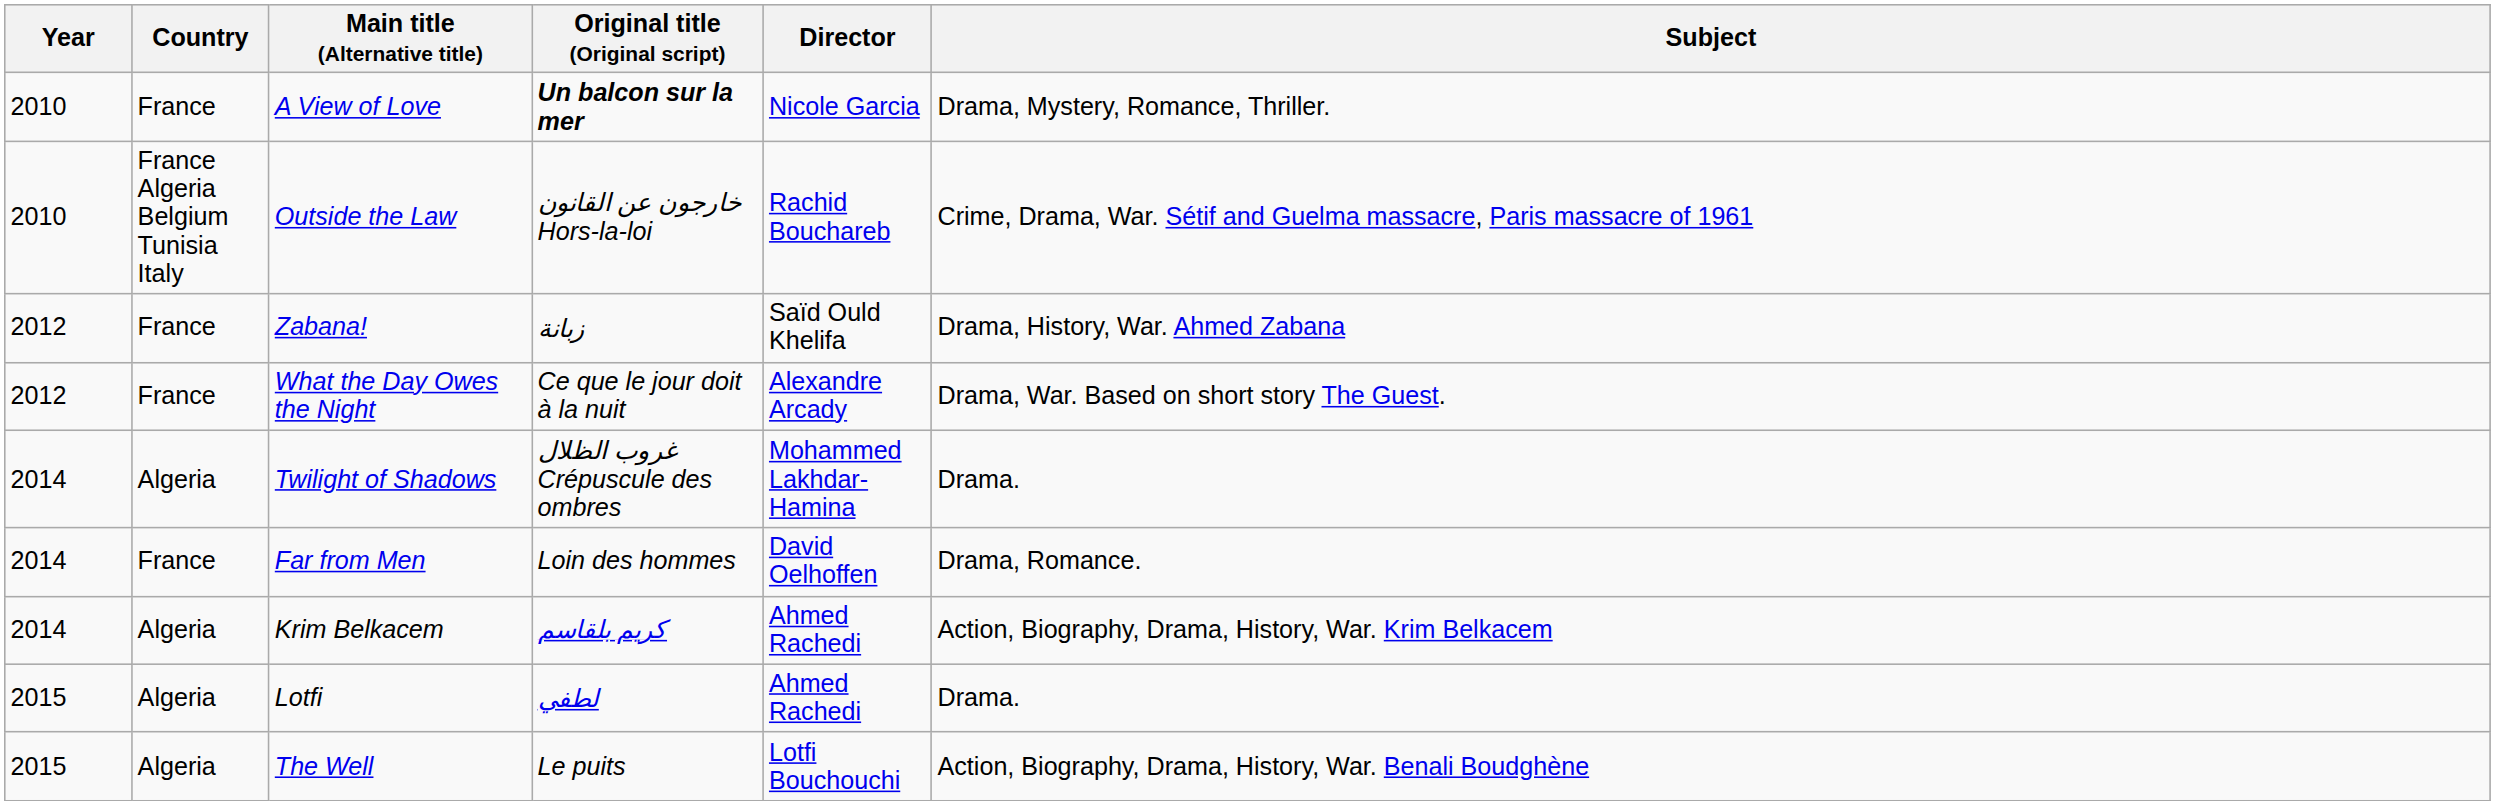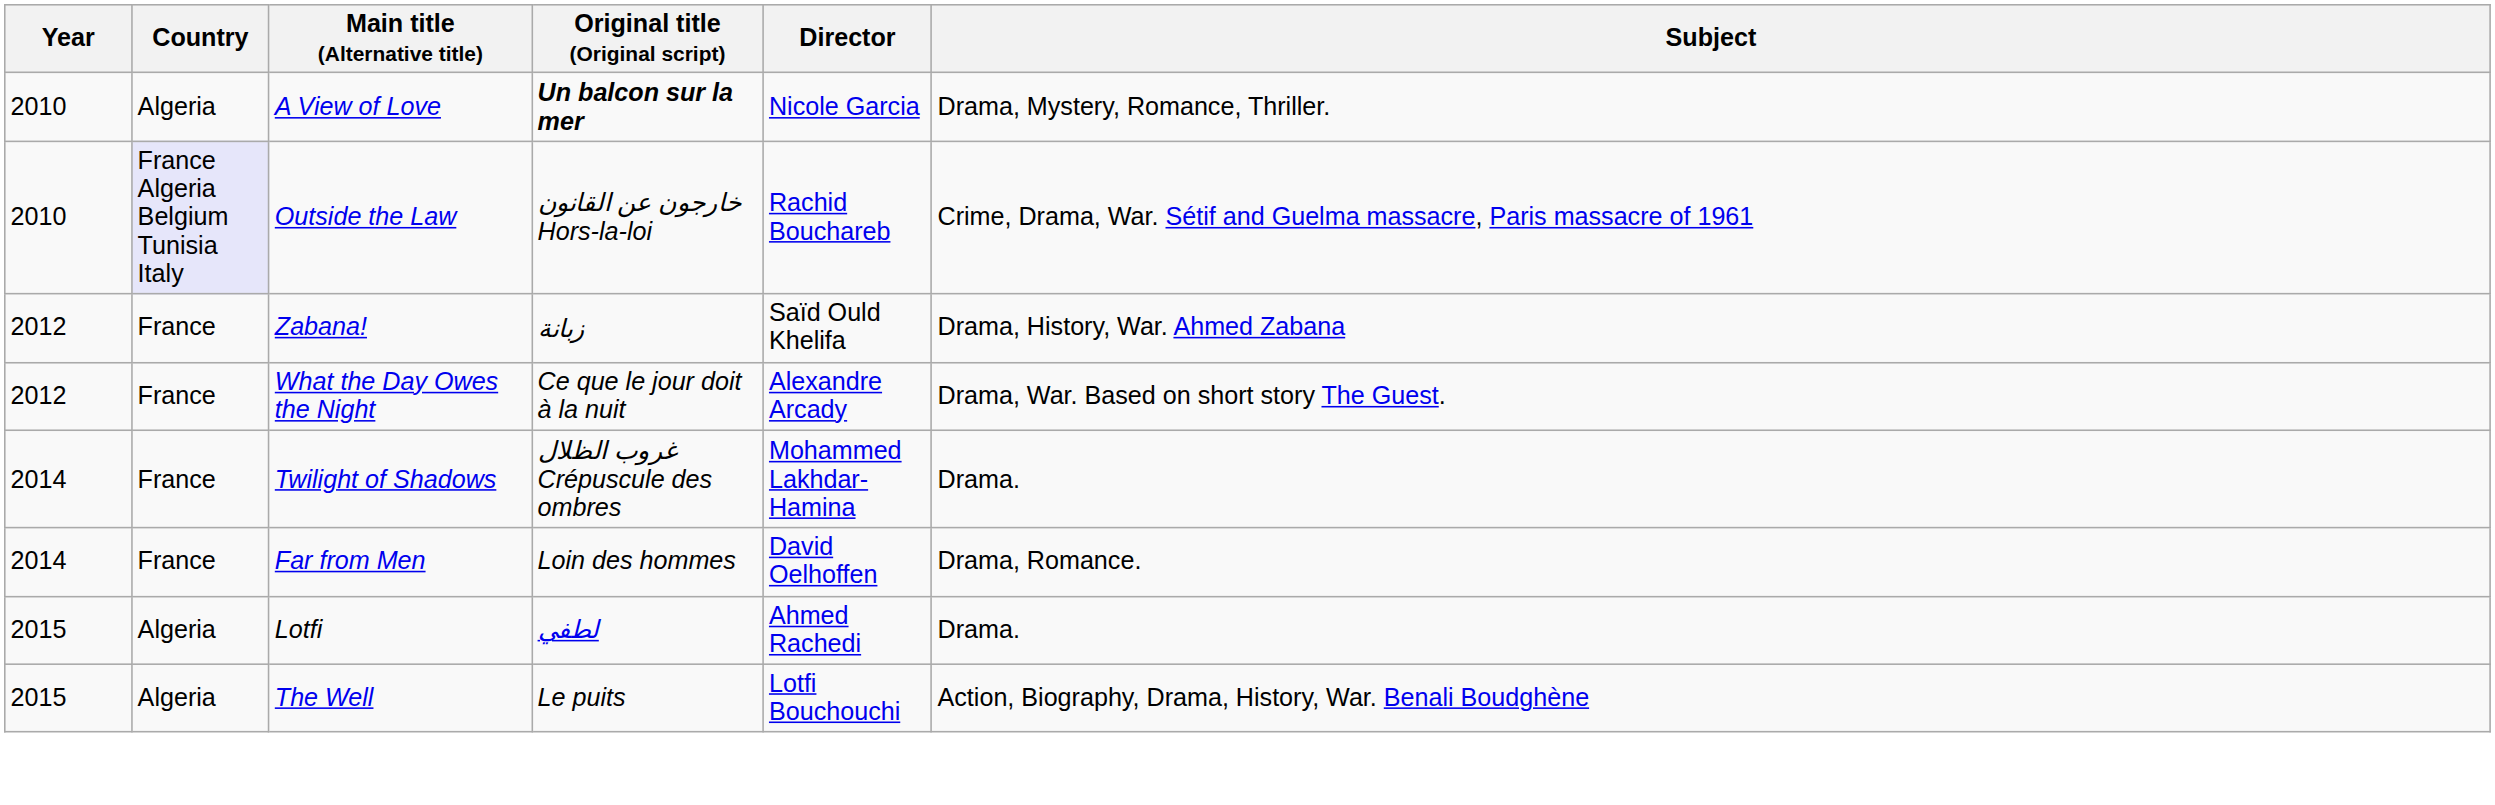(177, 106) France -> (177, 106) Algeria
(183, 217) no background -> (183, 217) lavender background
(177, 478) Algeria -> (177, 478) France
- row: (359, 629)
